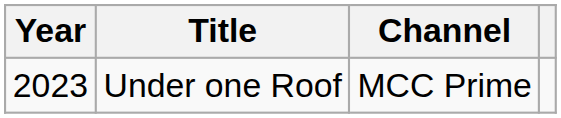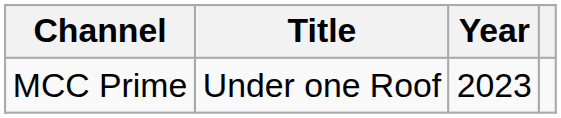columns swapped: (50, 31) <-> (445, 31)
